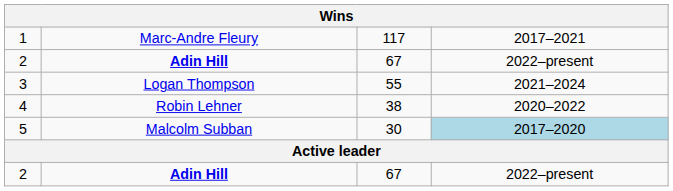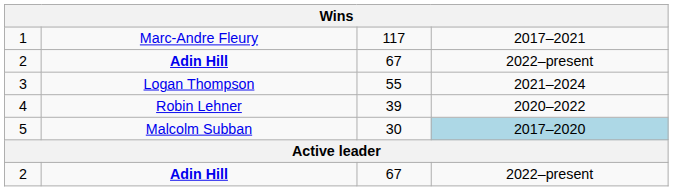(394, 106) 38 -> (394, 106) 39
